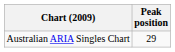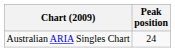(151, 39) 29 -> (151, 39) 24
